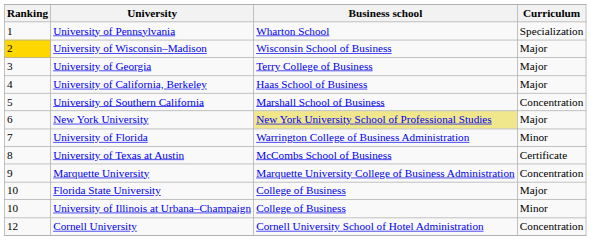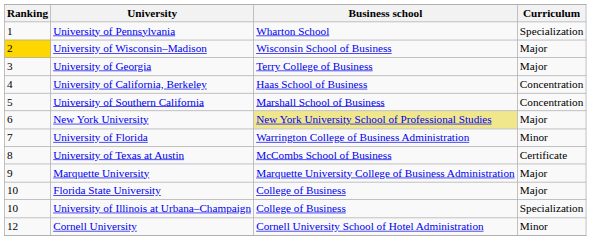(534, 84) Major -> (552, 84) Concentration
(552, 173) Concentration -> (534, 173) Major
(534, 208) Minor -> (552, 208) Specialization
(552, 226) Concentration -> (534, 226) Minor
